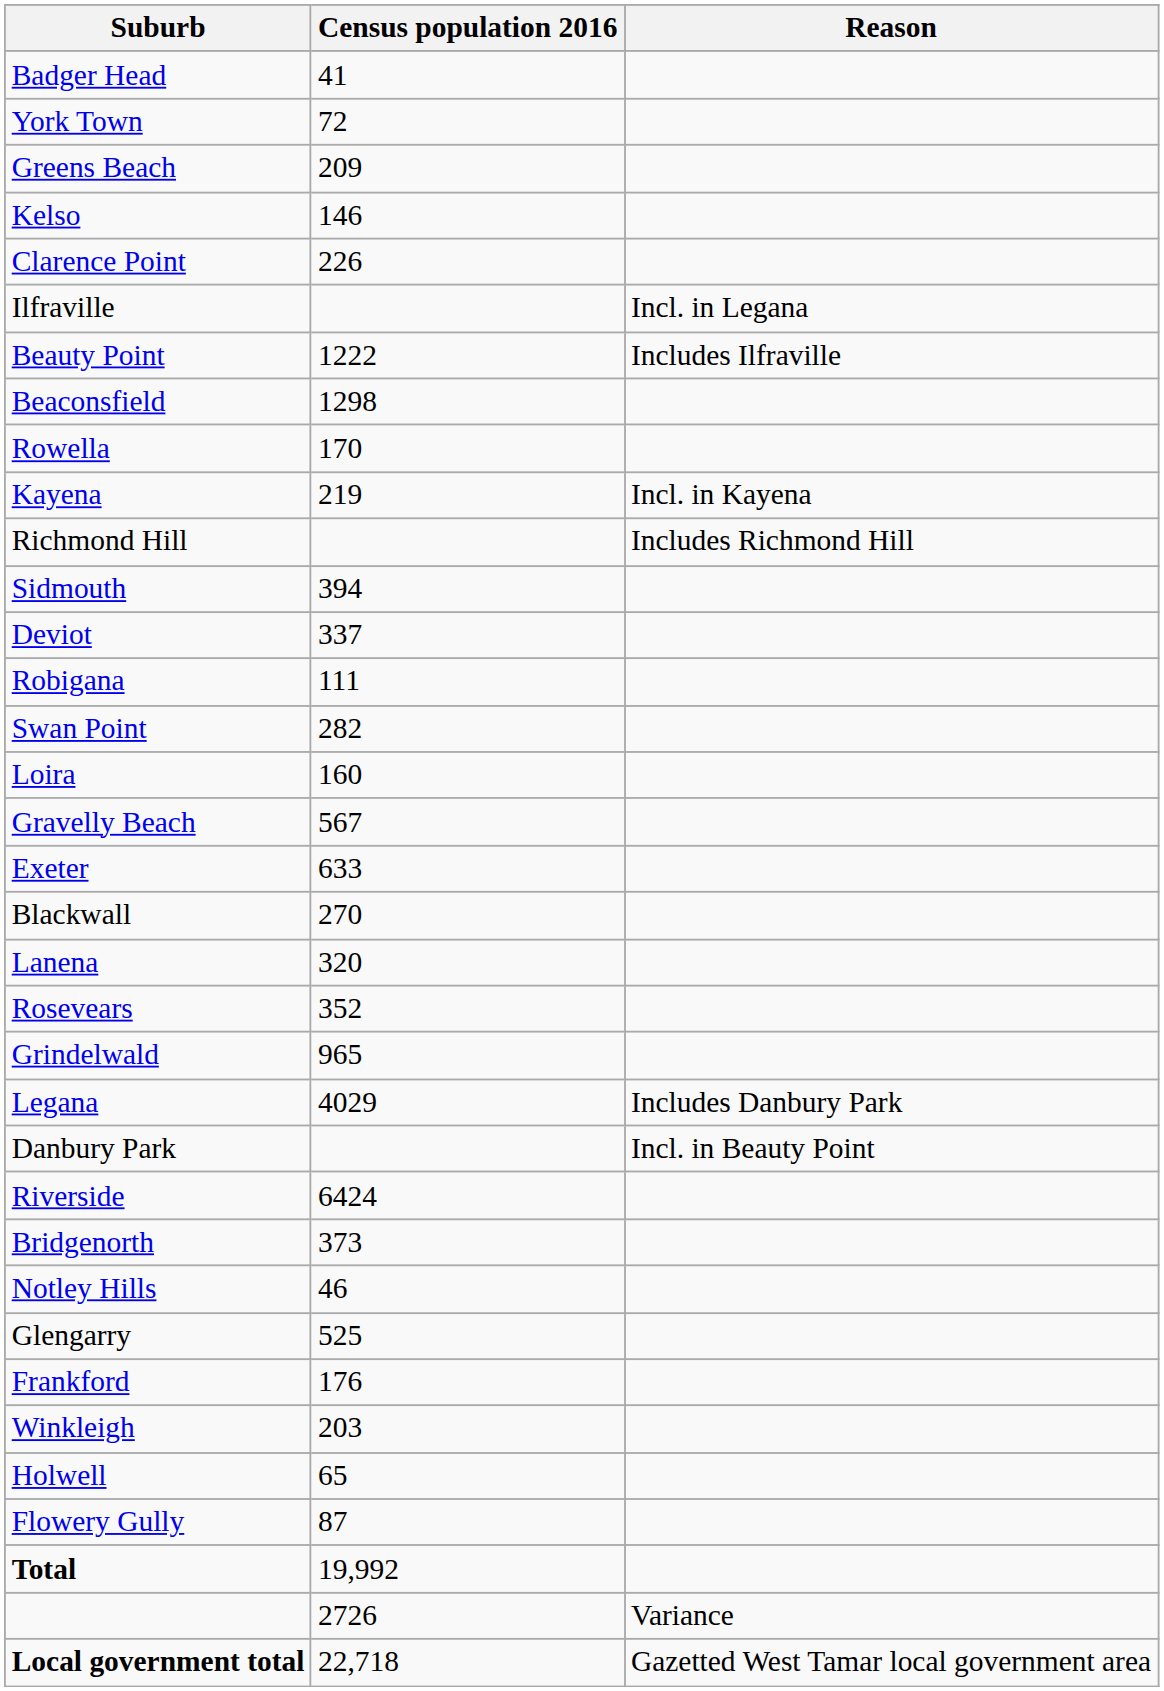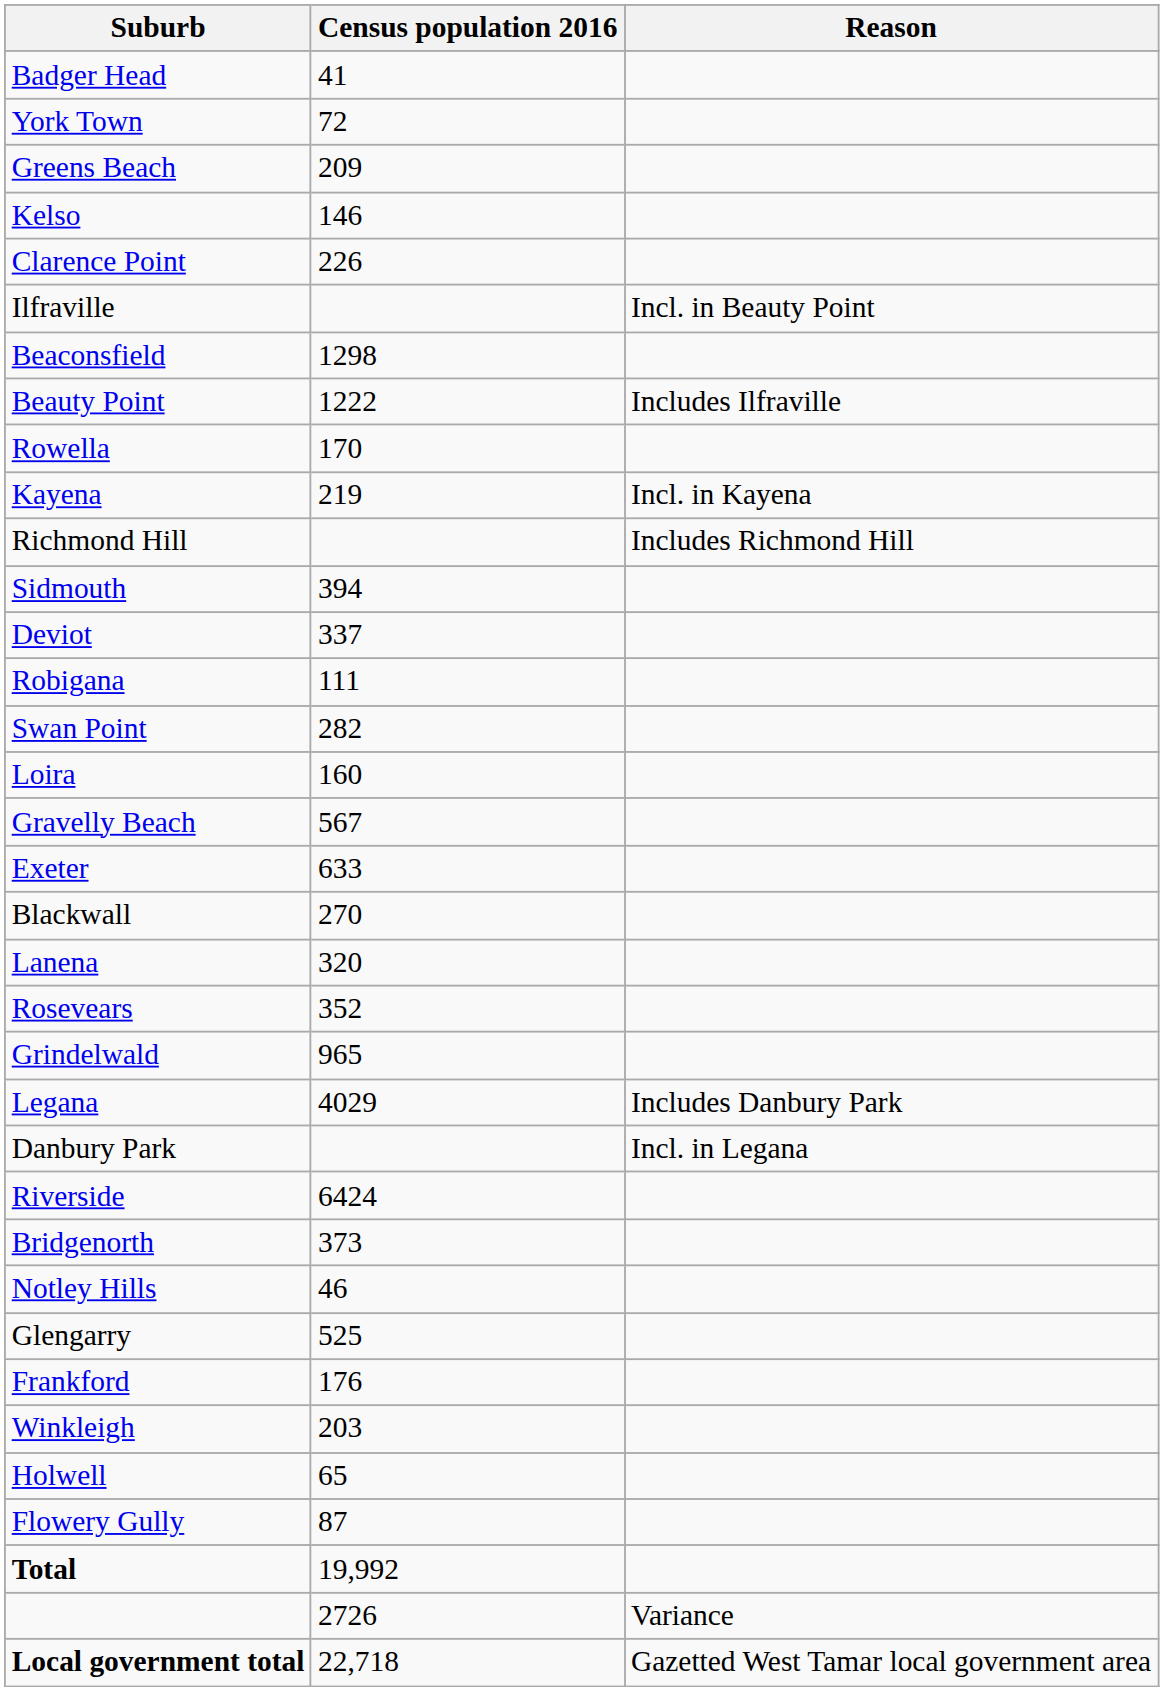(720, 307) Incl. in Legana -> (753, 307) Incl. in Beauty Point
rows swapped: (88, 354) <-> (89, 401)
(753, 1148) Incl. in Beauty Point -> (720, 1148) Incl. in Legana
